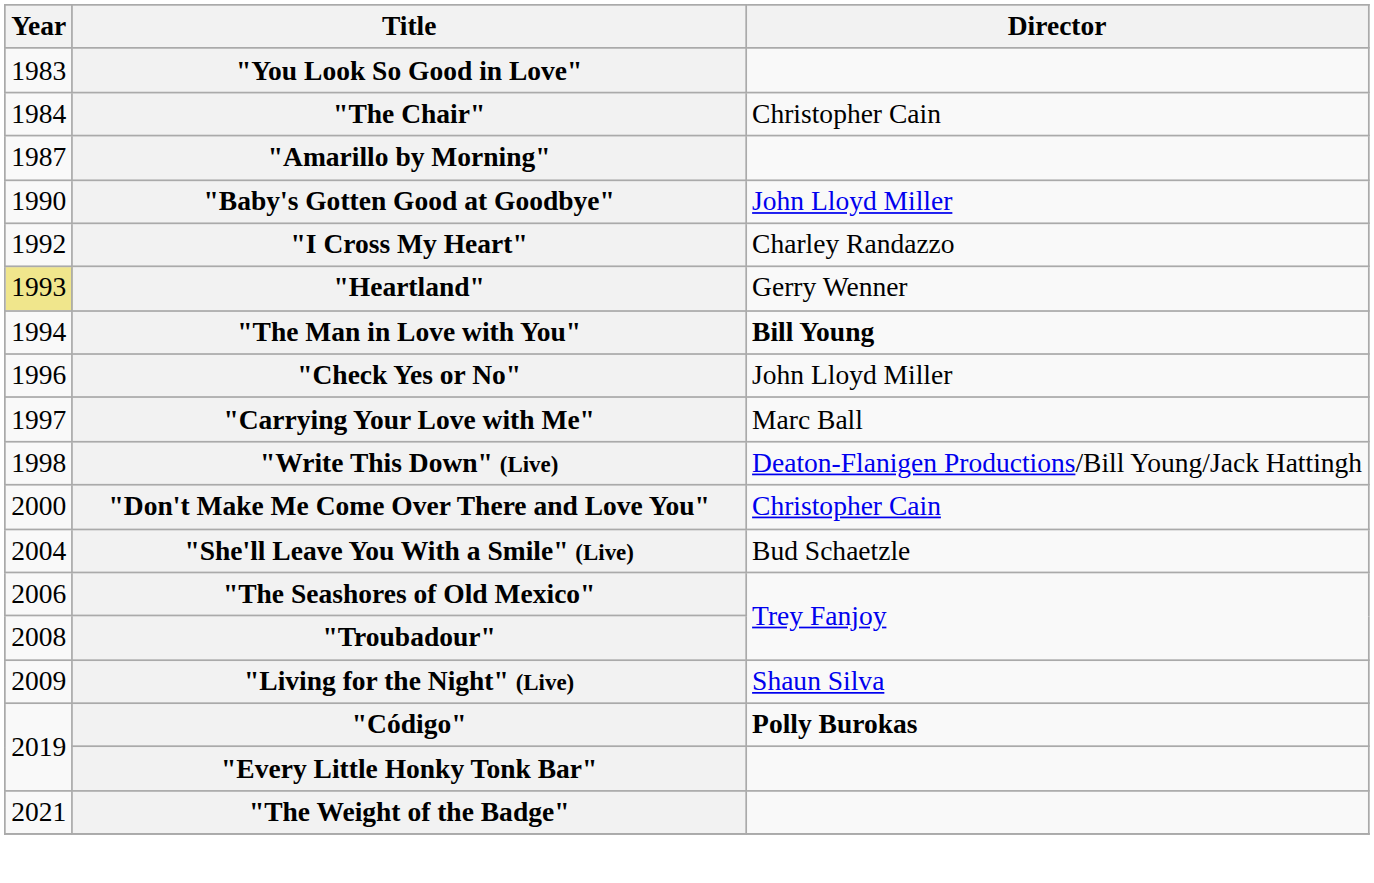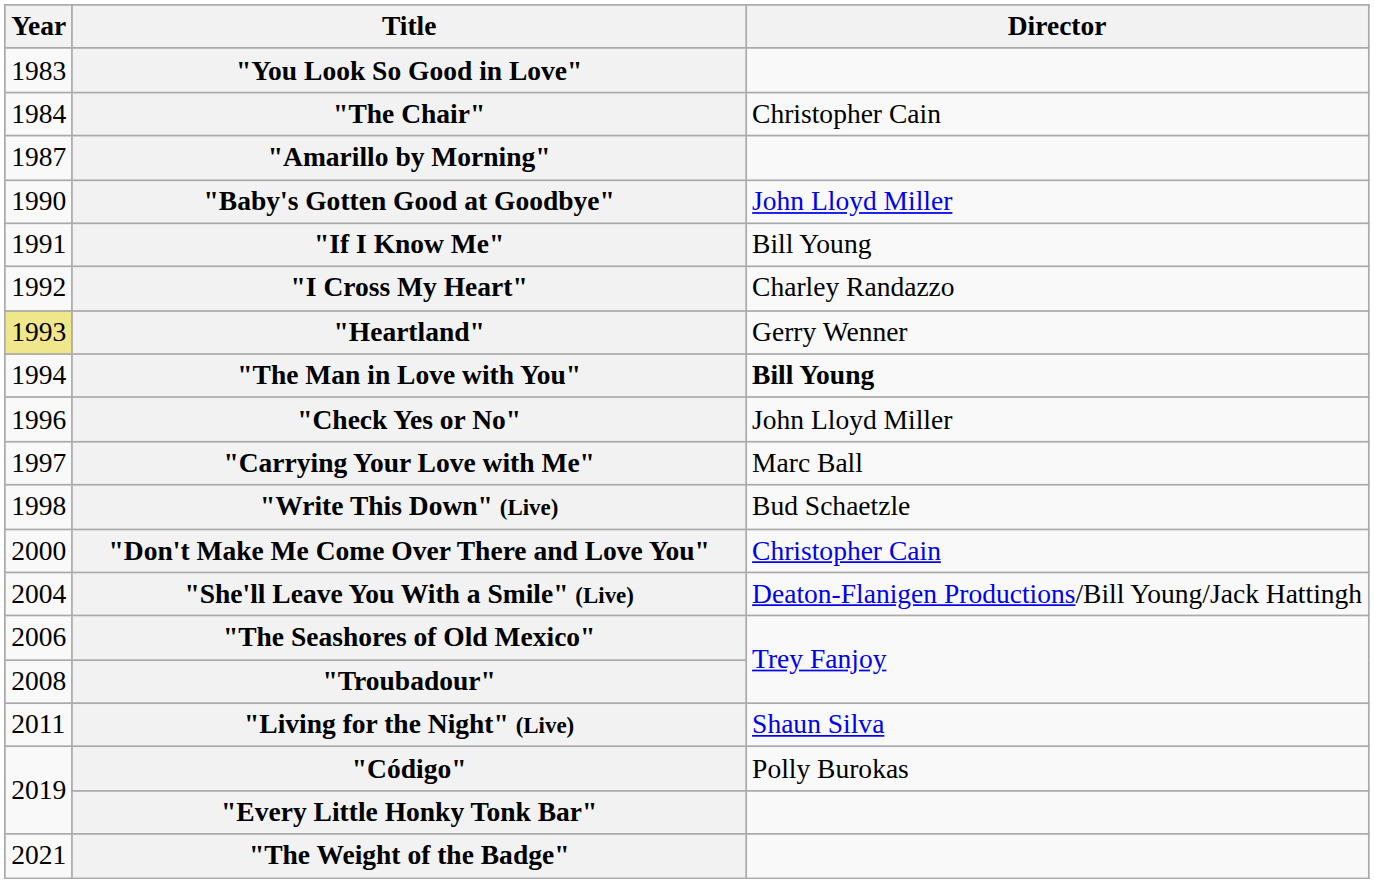+ row: (409, 244)
(1057, 462) Deaton-Flanigen Productions/Bill Young/Jack Hattingh -> (831, 506) Bud Schaetzle
(831, 550) Bud Schaetzle -> (1057, 593) Deaton-Flanigen Productions/Bill Young/Jack Hattingh
(39, 680) 2009 -> (38, 724) 2011
(835, 724) bold -> (830, 768) normal
